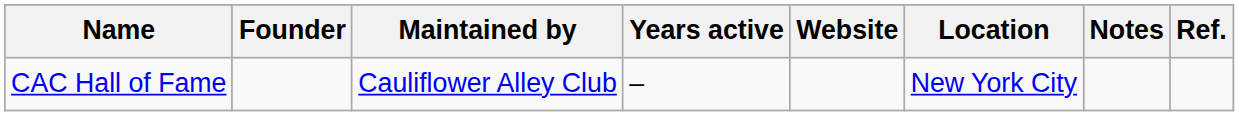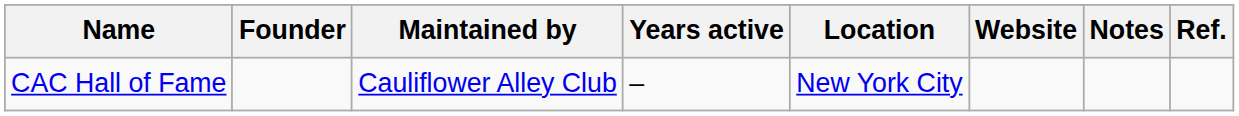columns swapped: (994, 30) <-> (847, 30)
